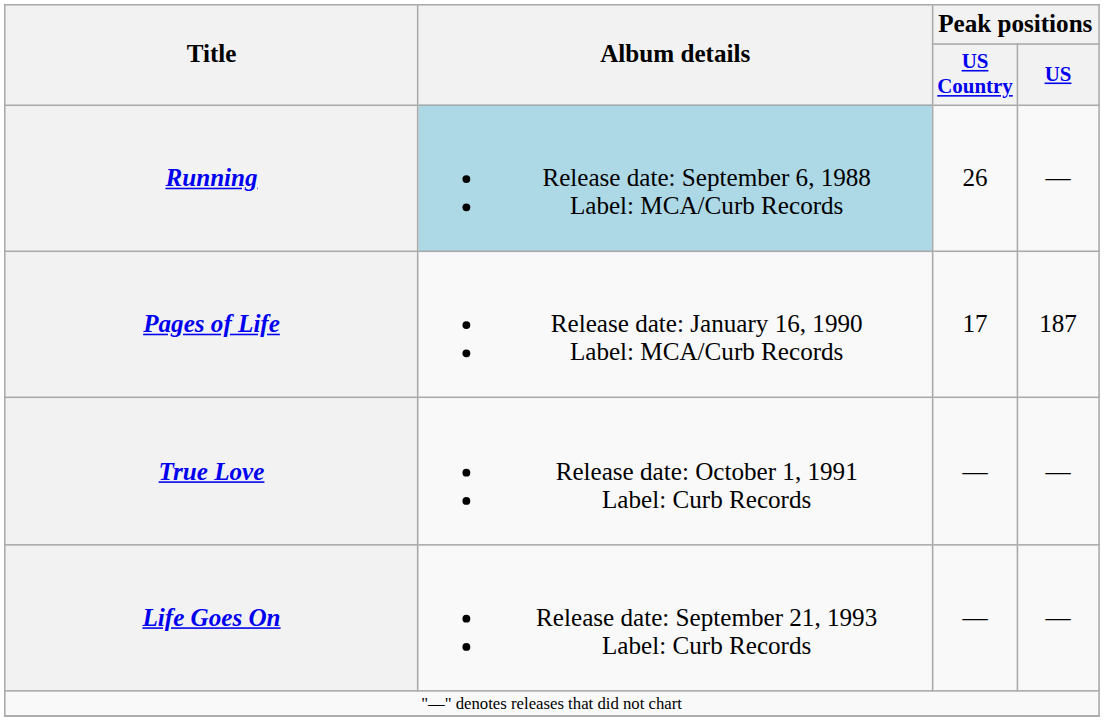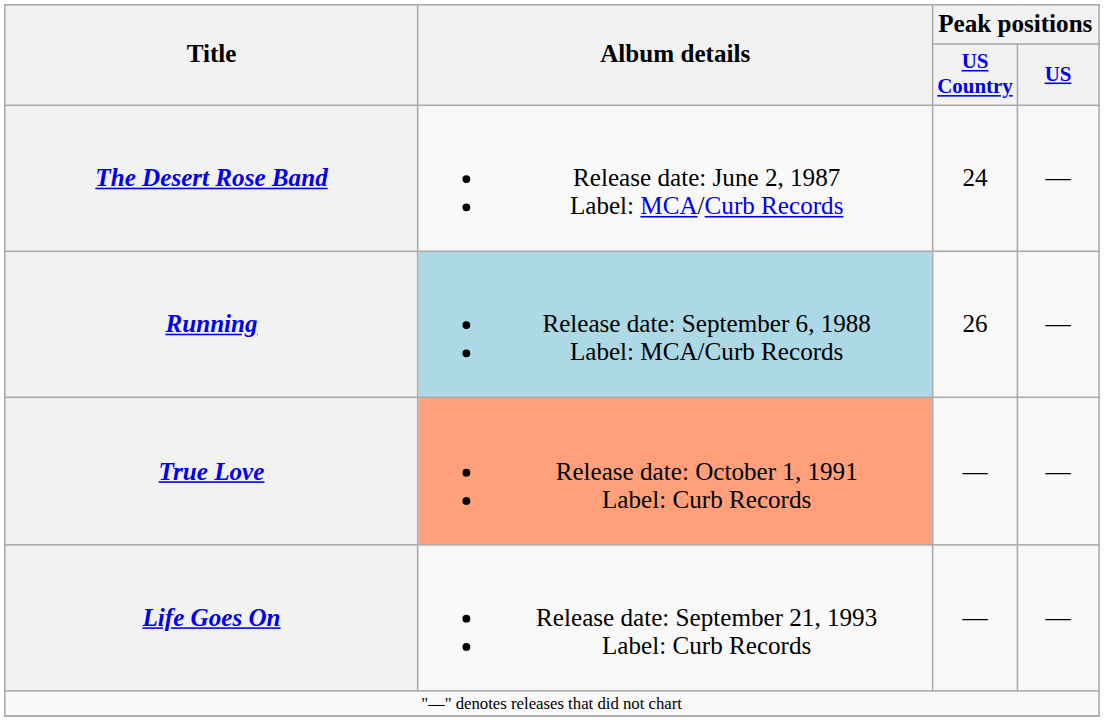+ row: (212, 177)
- row: (212, 324)
(675, 485) no background -> (675, 485) lightsalmon background
